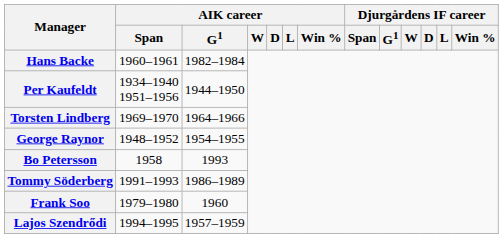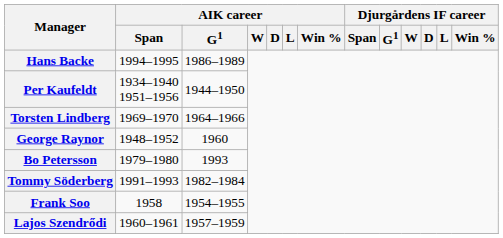(149, 60) 1960–1961 -> (149, 60) 1994–1995
(215, 60) 1982–1984 -> (215, 60) 1986–1989
(215, 138) 1954–1955 -> (215, 138) 1960
(149, 159) 1958 -> (149, 159) 1979–1980
(215, 180) 1986–1989 -> (215, 180) 1982–1984
(149, 202) 1979–1980 -> (149, 202) 1958
(215, 202) 1960 -> (215, 202) 1954–1955
(149, 223) 1994–1995 -> (149, 223) 1960–1961
